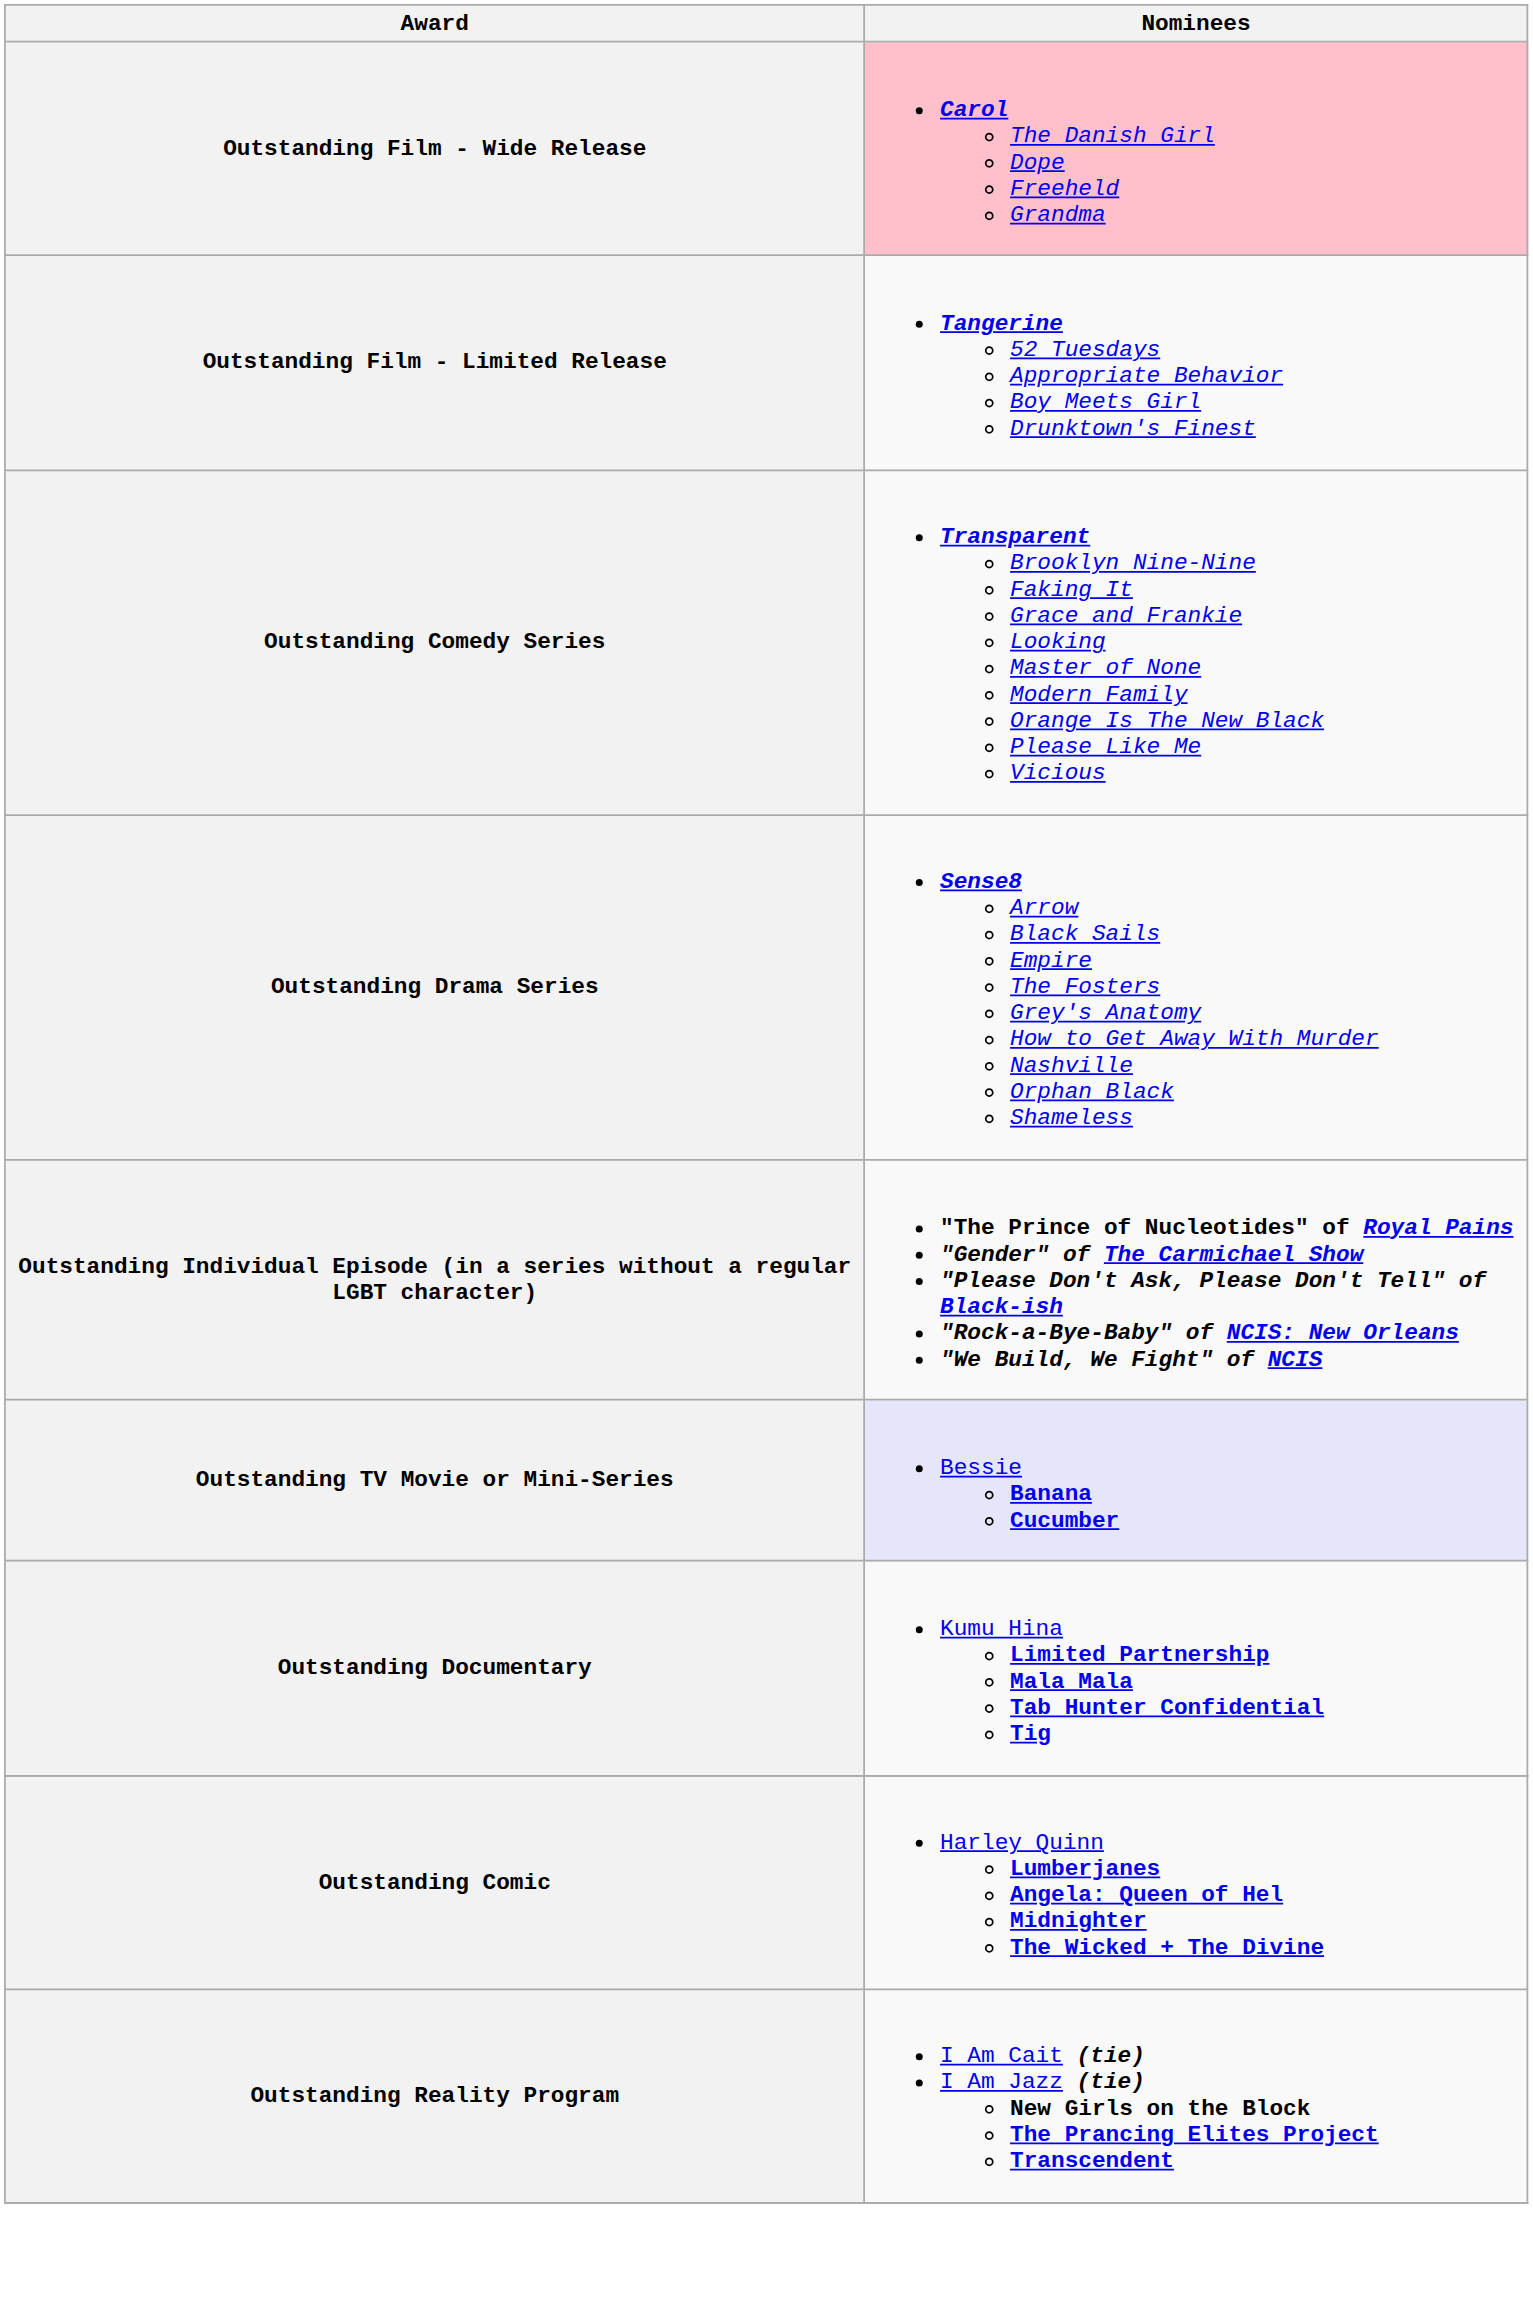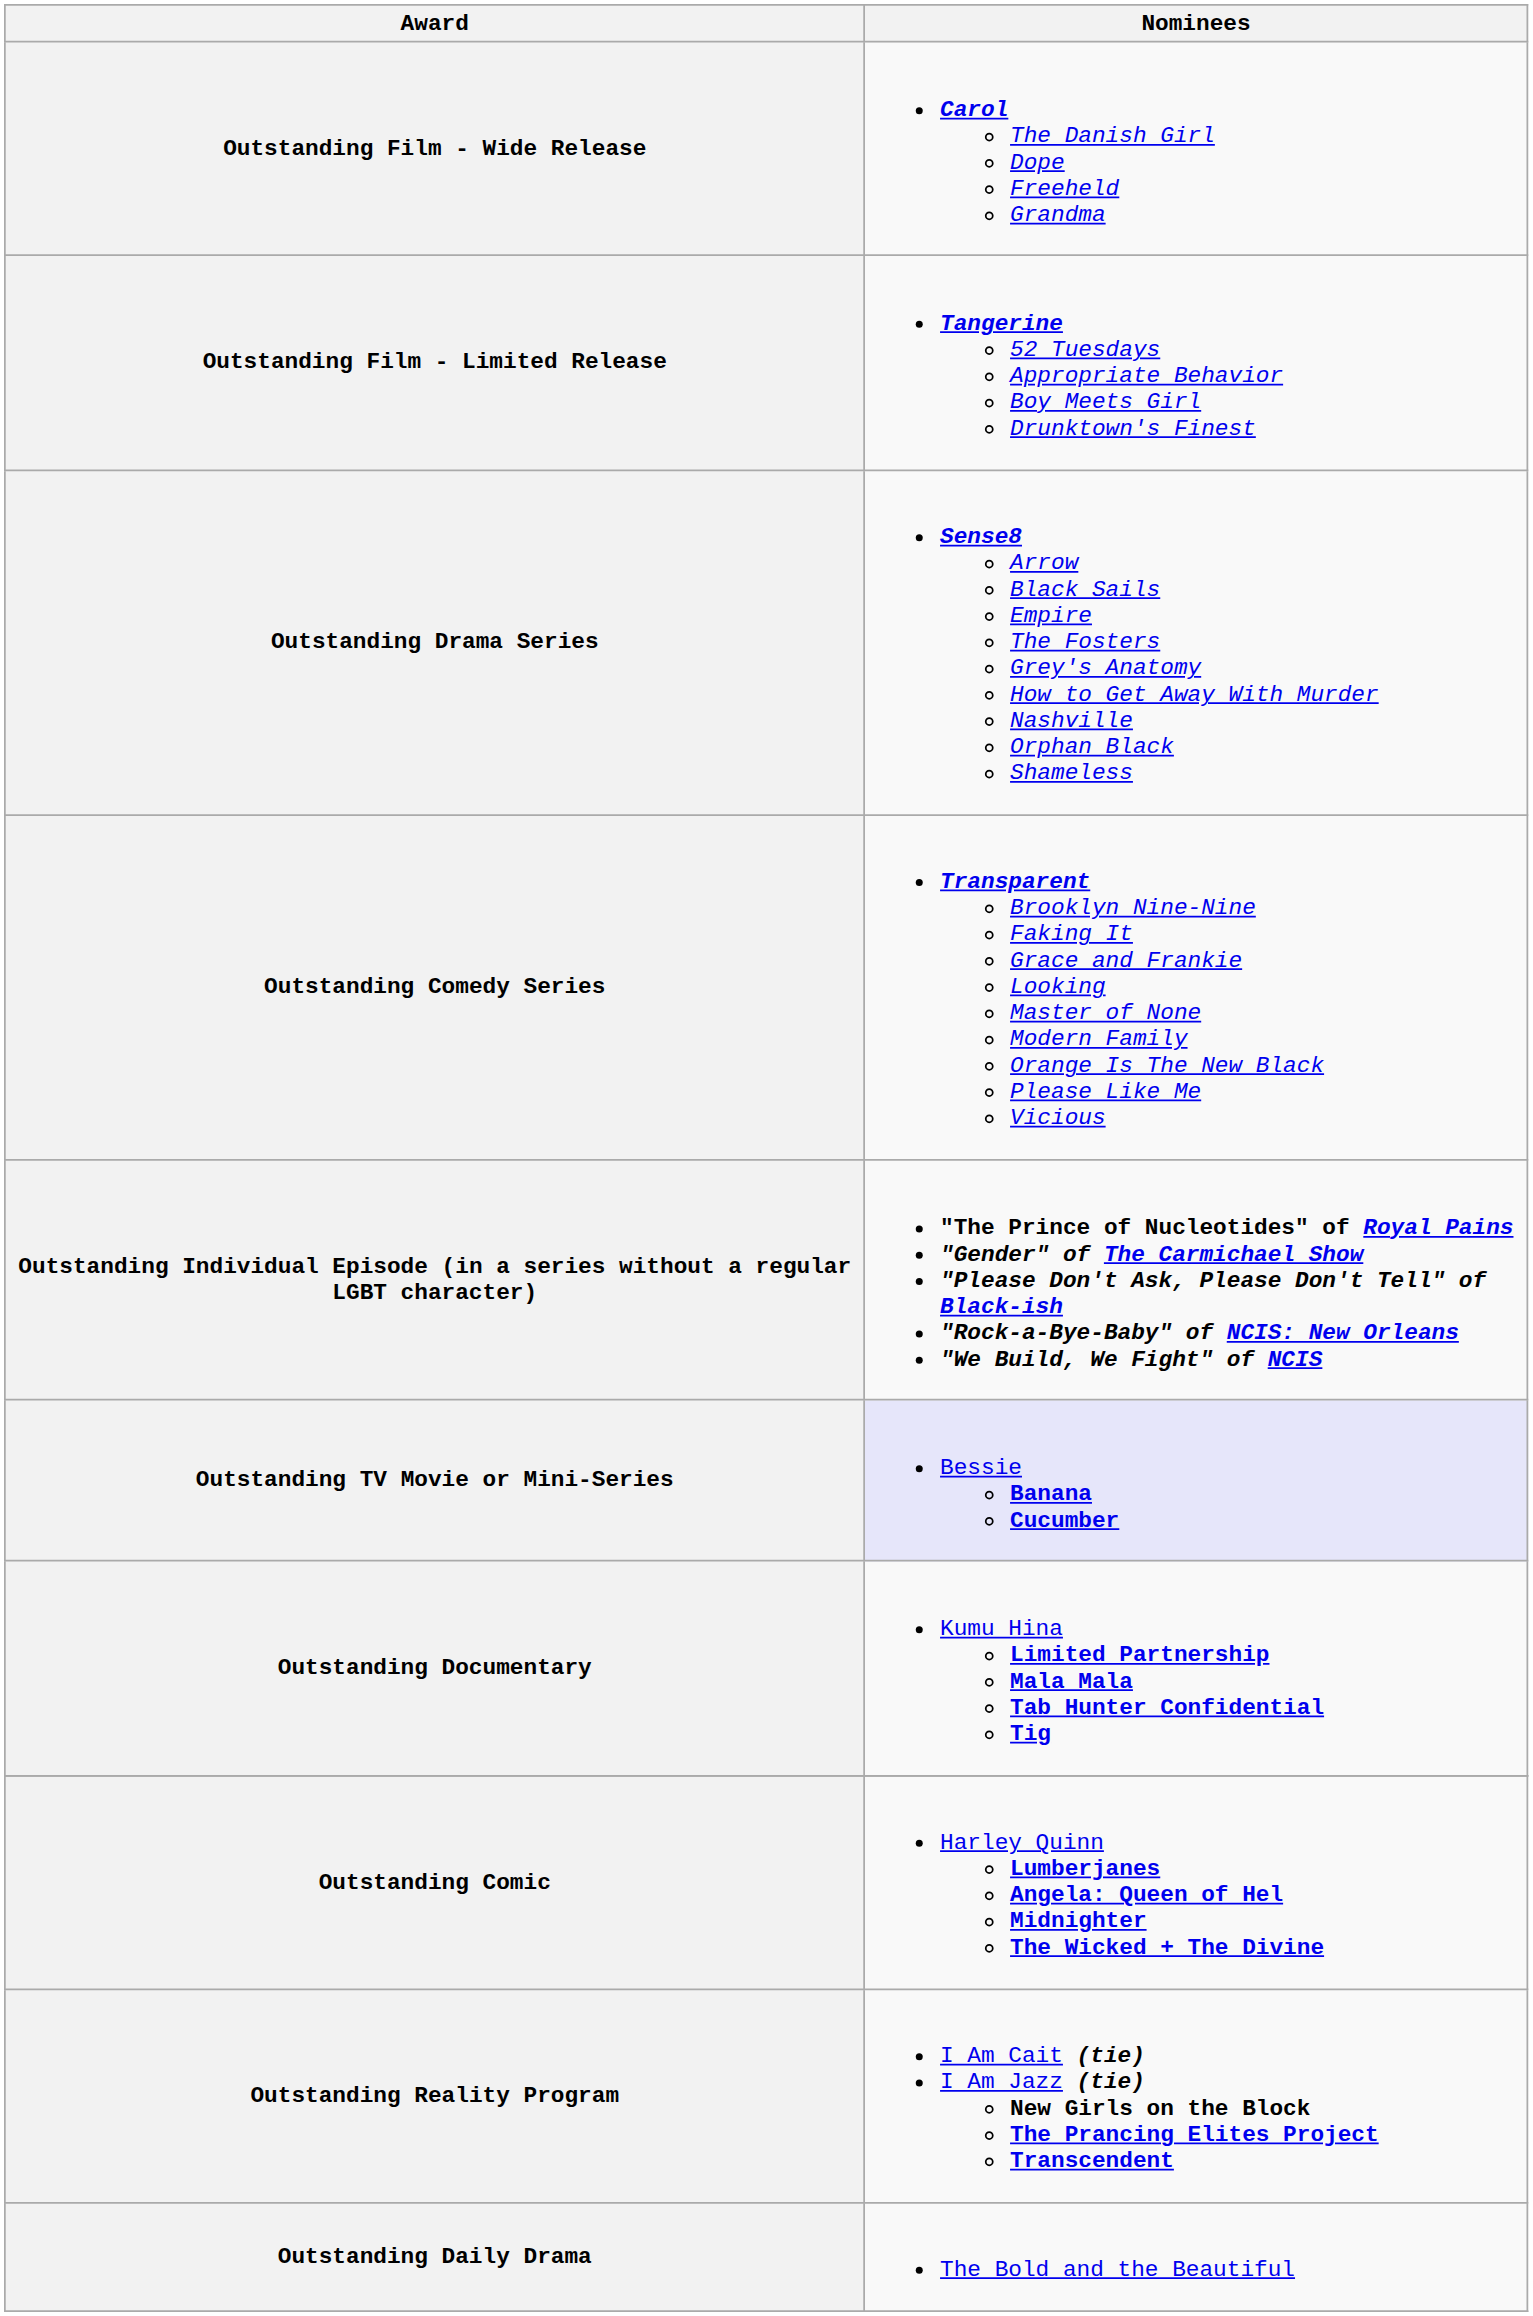(1196, 162) pink background -> (1196, 162) no background
rows swapped: (435, 987) <-> (435, 642)
+ row: (435, 2257)
